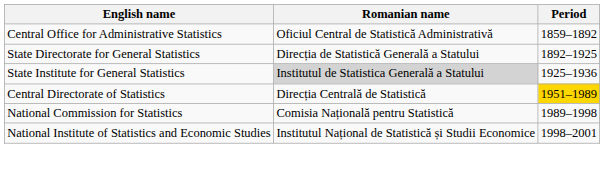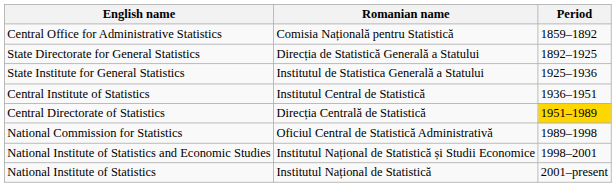(385, 34) Oficiul Central de Statistică Administrativă -> (365, 34) Comisia Națională pentru Statistică
(380, 73) lightgrey background -> (380, 73) no background
+ row: (78, 93)
(365, 113) Comisia Națională pentru Statistică -> (385, 133) Oficiul Central de Statistică Administrativă
+ row: (82, 172)
